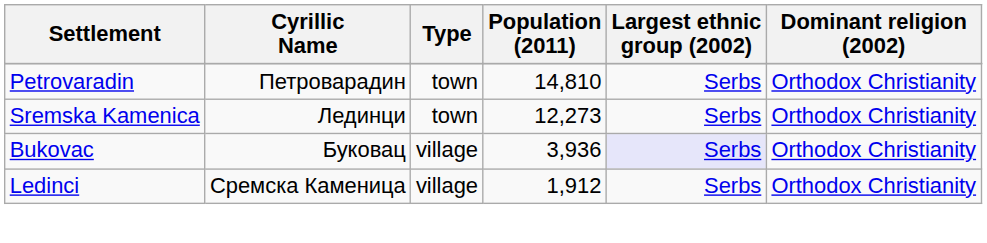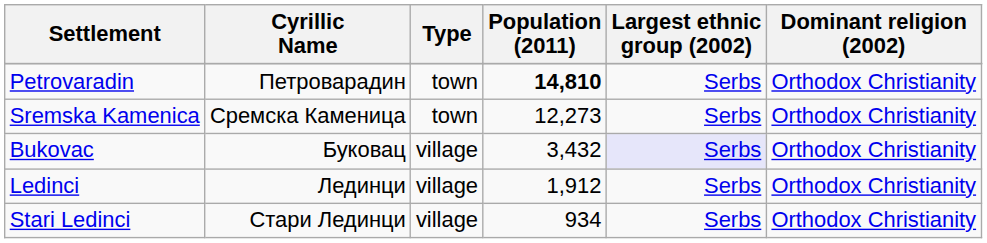(568, 81) normal -> (568, 81) bold
(362, 116) Лединци -> (308, 116) Сремска Каменица
(574, 150) 3,936 -> (574, 150) 3,432
(308, 185) Сремска Каменица -> (362, 185) Лединци
+ row: (70, 220)
